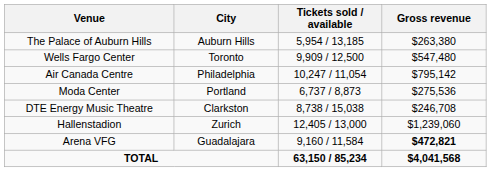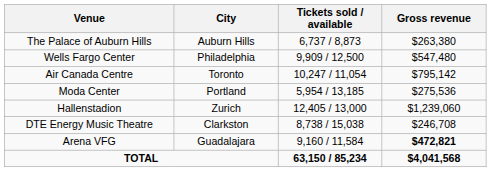(330, 41) 5,954 / 13,185 -> (330, 41) 6,737 / 8,873
(226, 58) Toronto -> (226, 58) Philadelphia
(226, 74) Philadelphia -> (226, 74) Toronto
(330, 91) 6,737 / 8,873 -> (330, 91) 5,954 / 13,185
rows swapped: (89, 125) <-> (89, 108)
